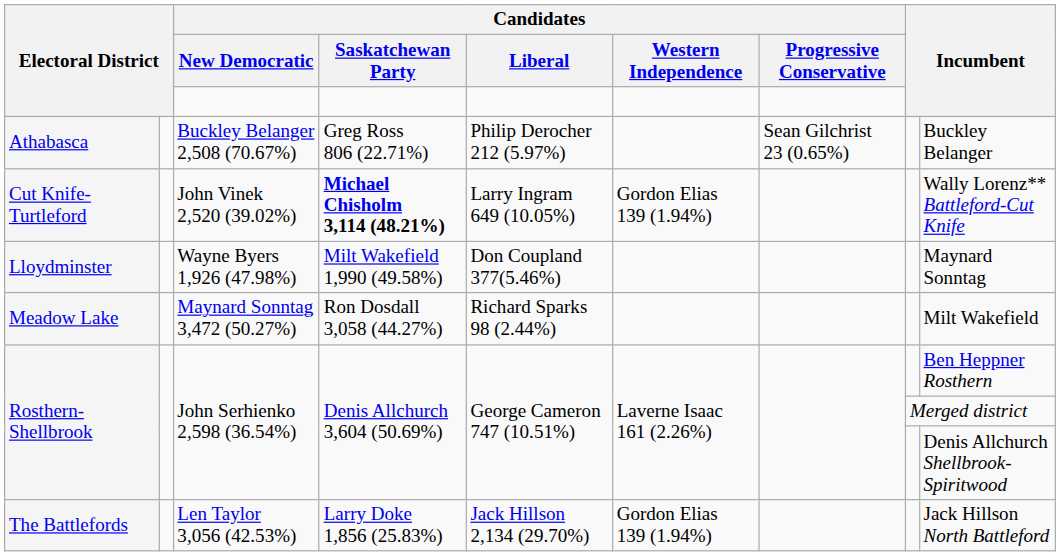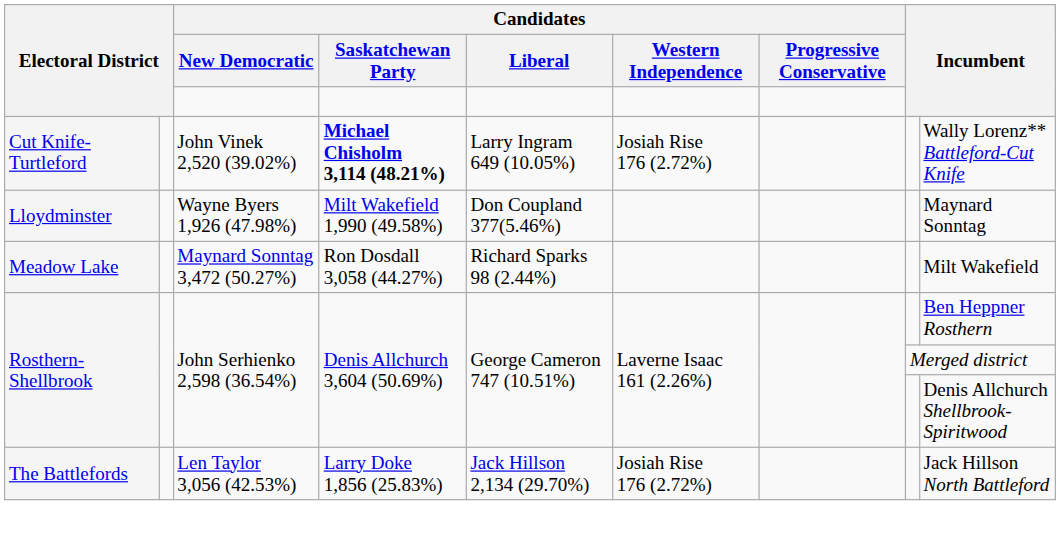- row: (49, 142)
(667, 204) Gordon Elias 139 (1.94%) -> (664, 153) Josiah Rise 176 (2.72%)
(667, 525) Gordon Elias 139 (1.94%) -> (664, 473) Josiah Rise 176 (2.72%)
